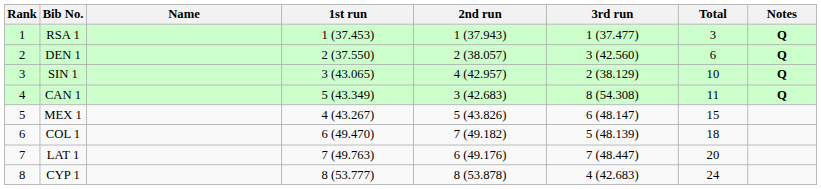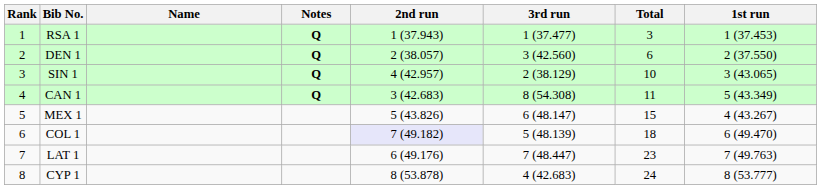columns swapped: (348, 14) <-> (782, 14)
(480, 134) no background -> (417, 134) lavender background
(713, 154) 20 -> (650, 154) 23
